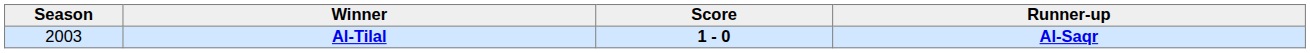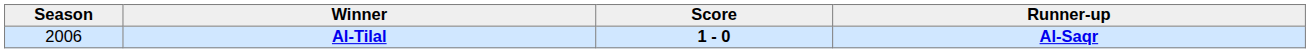(64, 36) 2003 -> (64, 36) 2006
